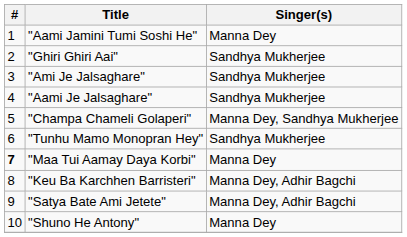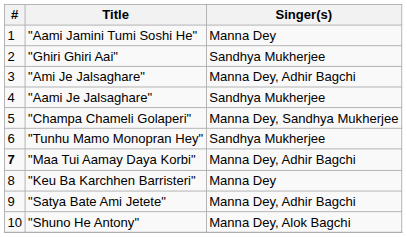(267, 77) Sandhya Mukherjee -> (282, 77) Manna Dey, Adhir Bagchi
(243, 160) Manna Dey -> (282, 160) Manna Dey, Adhir Bagchi
(282, 181) Manna Dey, Adhir Bagchi -> (243, 181) Manna Dey
(243, 222) Manna Dey -> (280, 222) Manna Dey, Alok Bagchi
